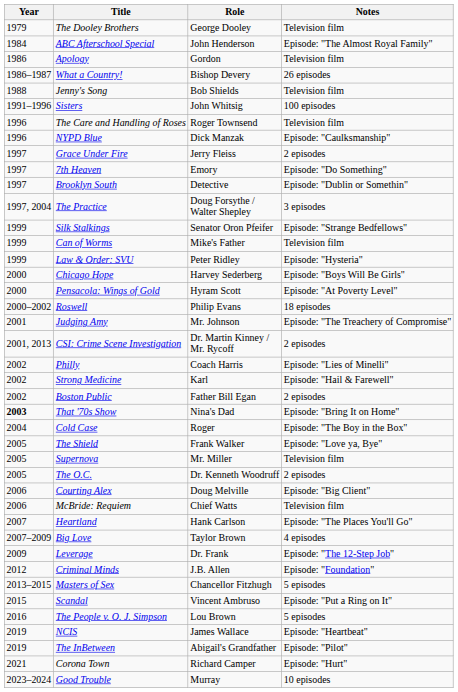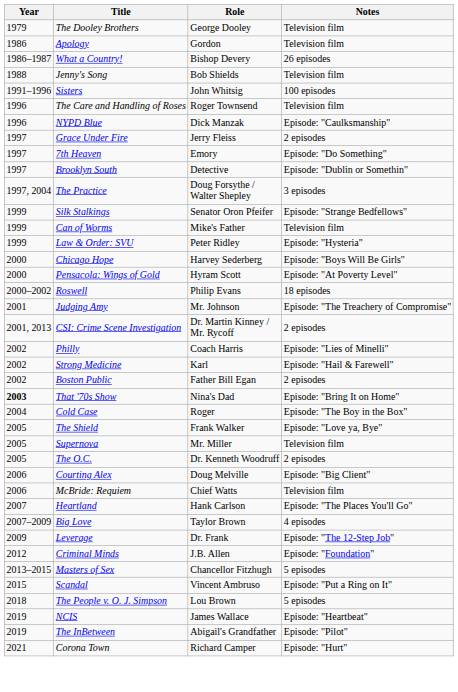- row: (105, 43)
(17, 616) 2016 -> (17, 601) 2018
- row: (83, 679)
